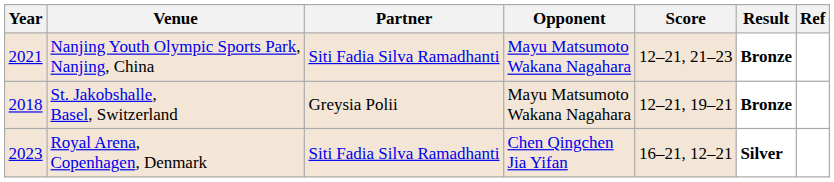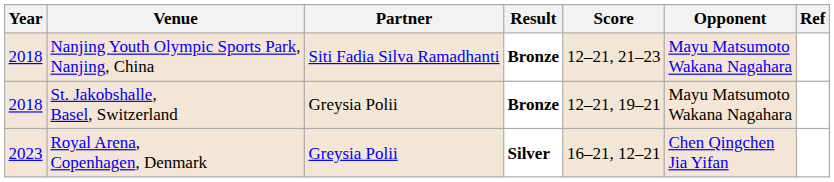columns swapped: (569, 18) <-> (766, 18)
(26, 56) 2021 -> (26, 56) 2018
(404, 153) Siti Fadia Silva Ramadhanti -> (353, 153) Greysia Polii
